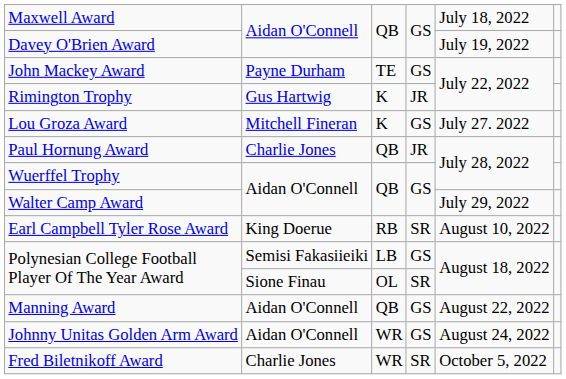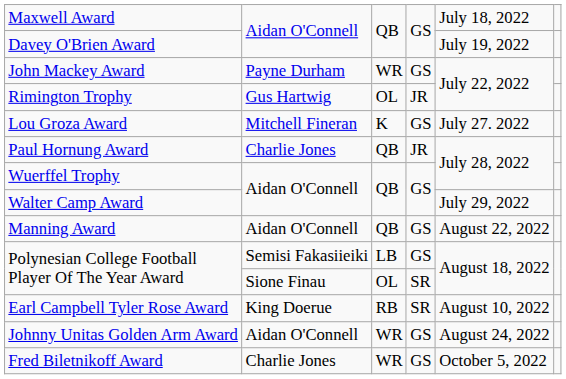(386, 70) TE -> (389, 70) WR
(382, 96) K -> (387, 96) OL
rows swapped: (118, 228) <-> (62, 307)
(420, 360) SR -> (421, 360) GS
